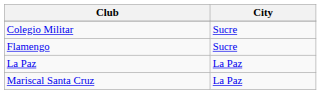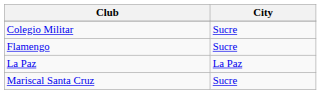(227, 81) La Paz -> (225, 81) Sucre
